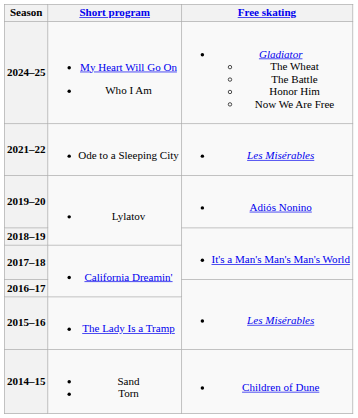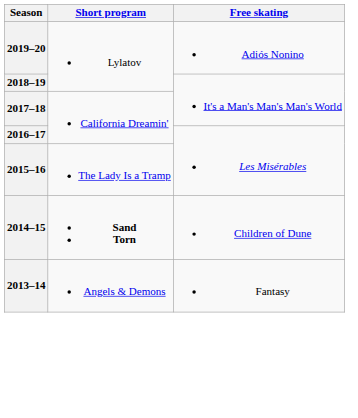- row: (26, 72)
- row: (26, 149)
(115, 388) normal -> (111, 234) bold
+ row: (26, 285)
